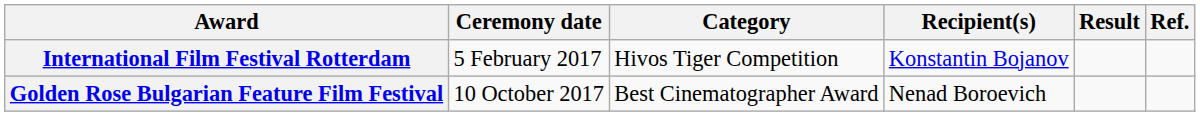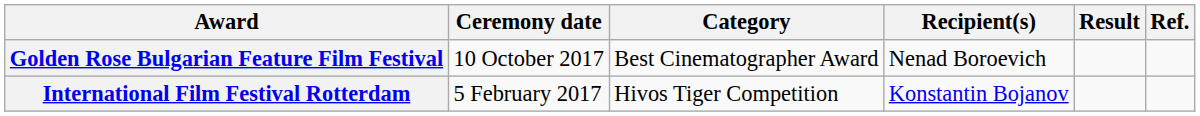rows swapped: (226, 57) <-> (226, 93)
